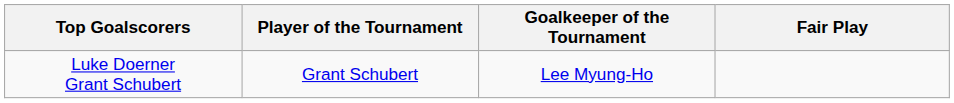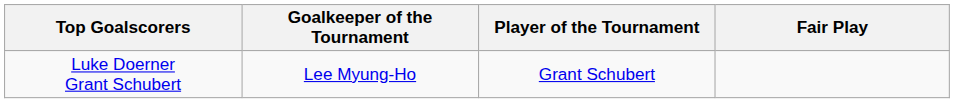columns swapped: (360, 27) <-> (597, 27)
